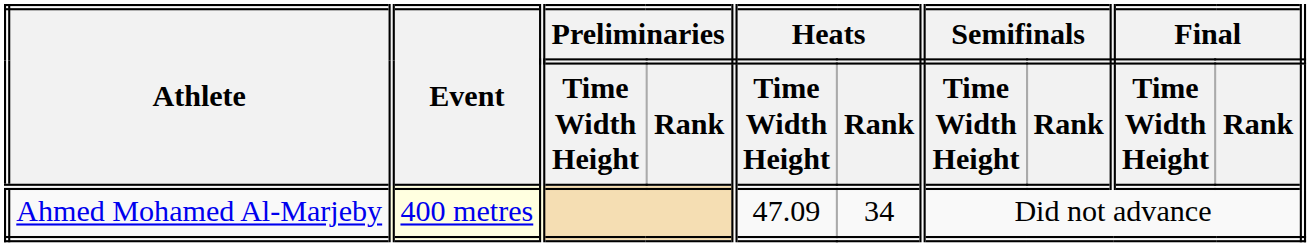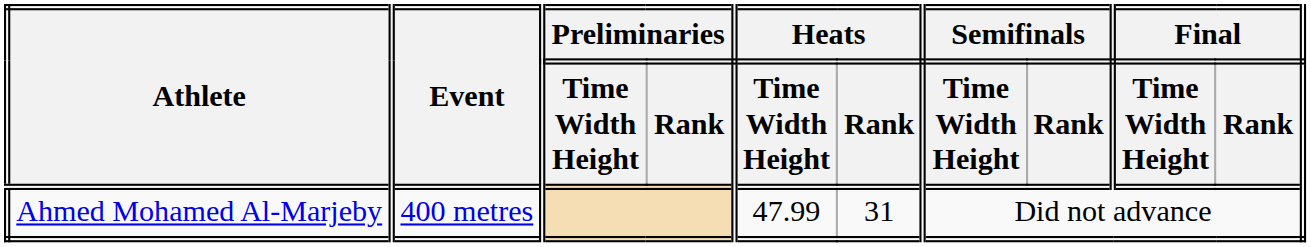(467, 212) lightyellow background -> (467, 212) no background
(786, 212) 47.09 -> (786, 212) 47.99
(879, 212) 34 -> (879, 212) 31
